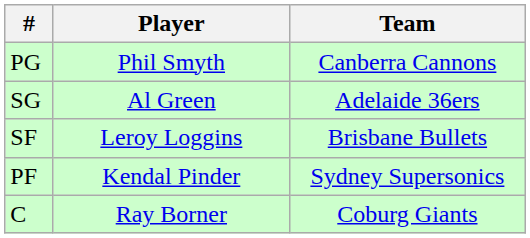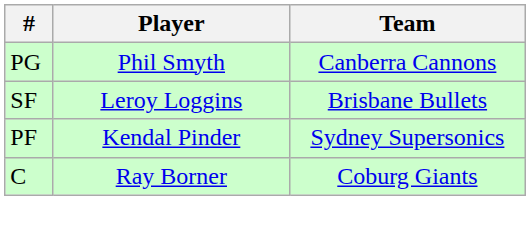- row: (26, 99)
